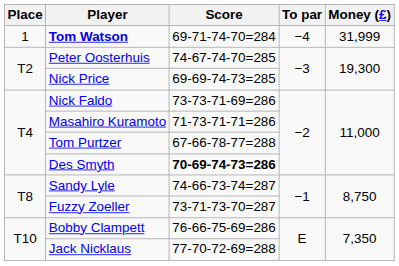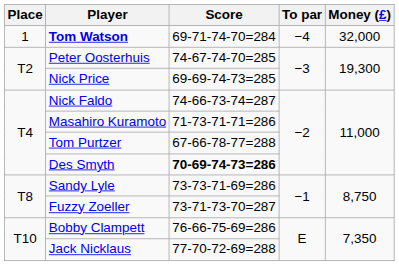(360, 36) 31,999 -> (360, 36) 32,000
(224, 100) 73-73-71-69=286 -> (224, 100) 74-66-73-74=287
(224, 185) 74-66-73-74=287 -> (224, 185) 73-73-71-69=286
